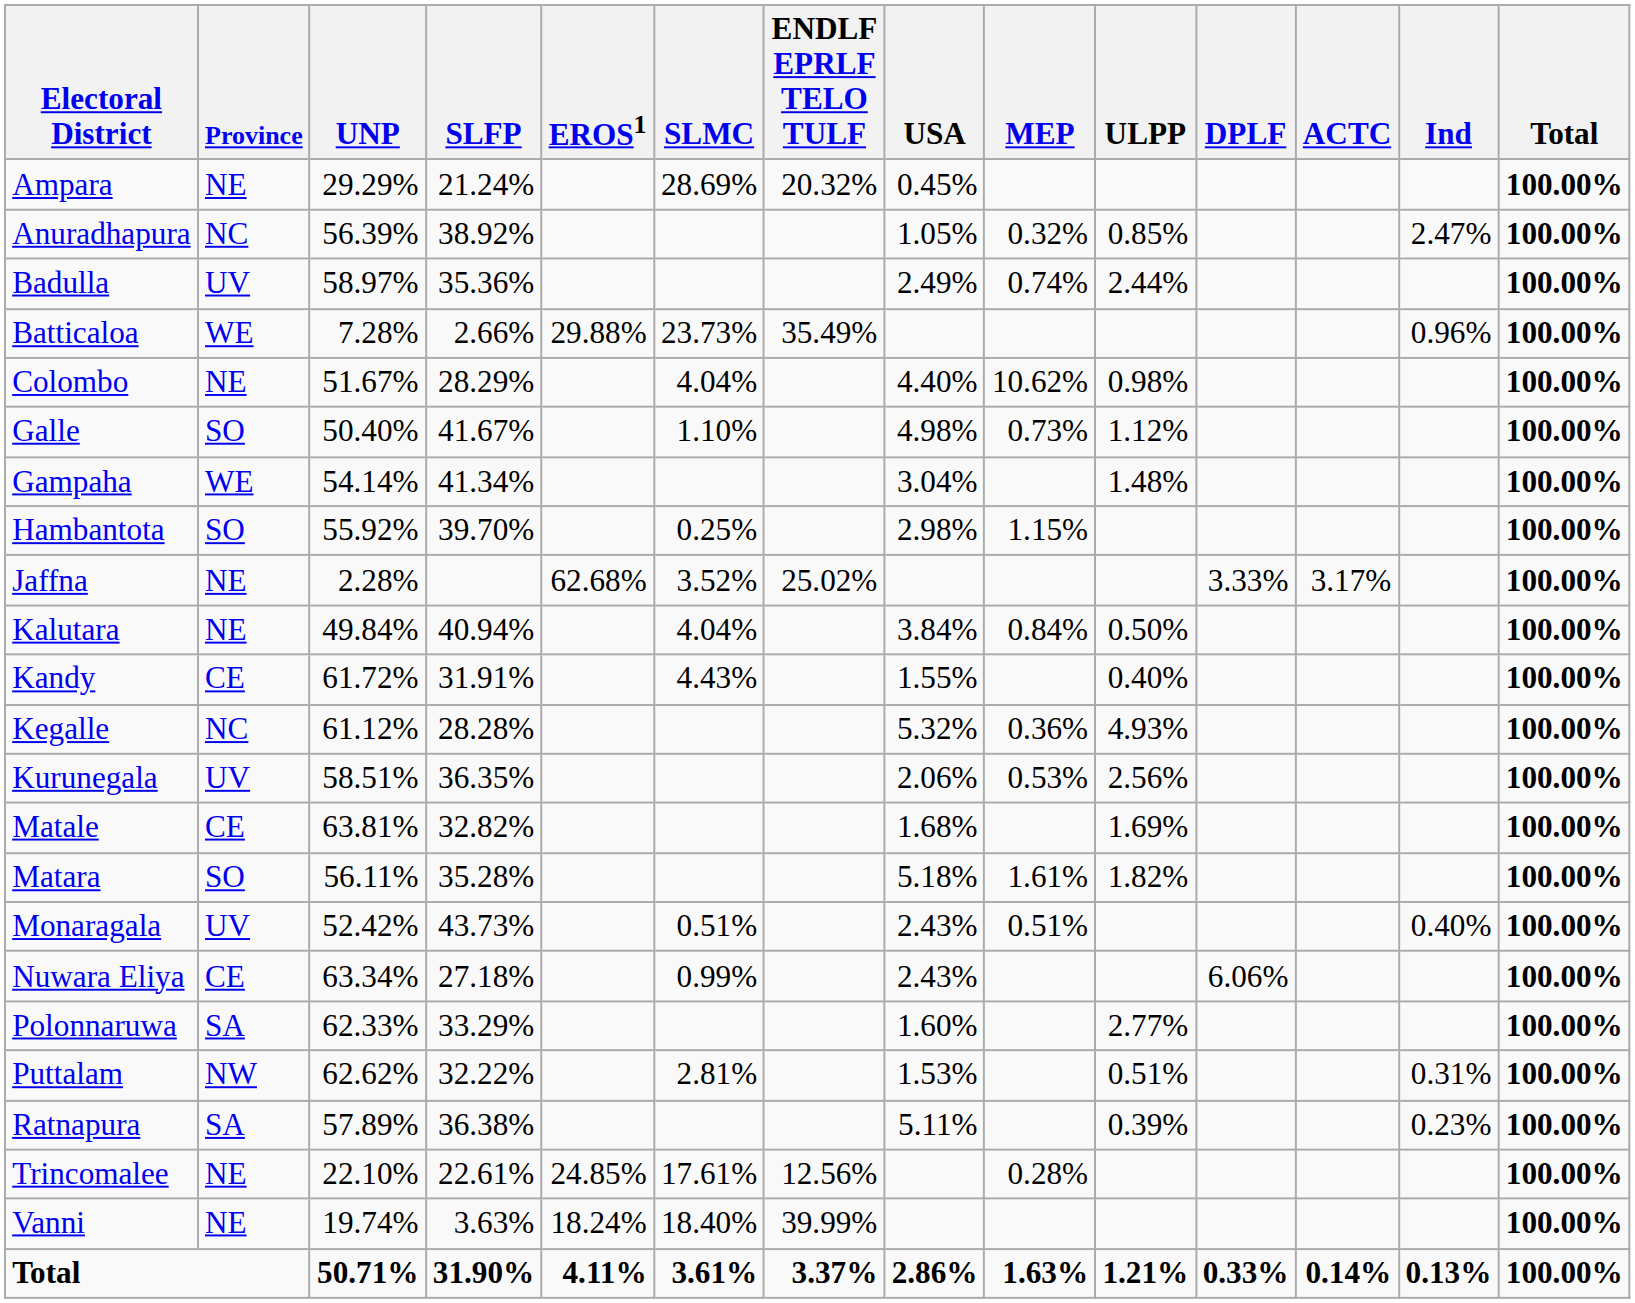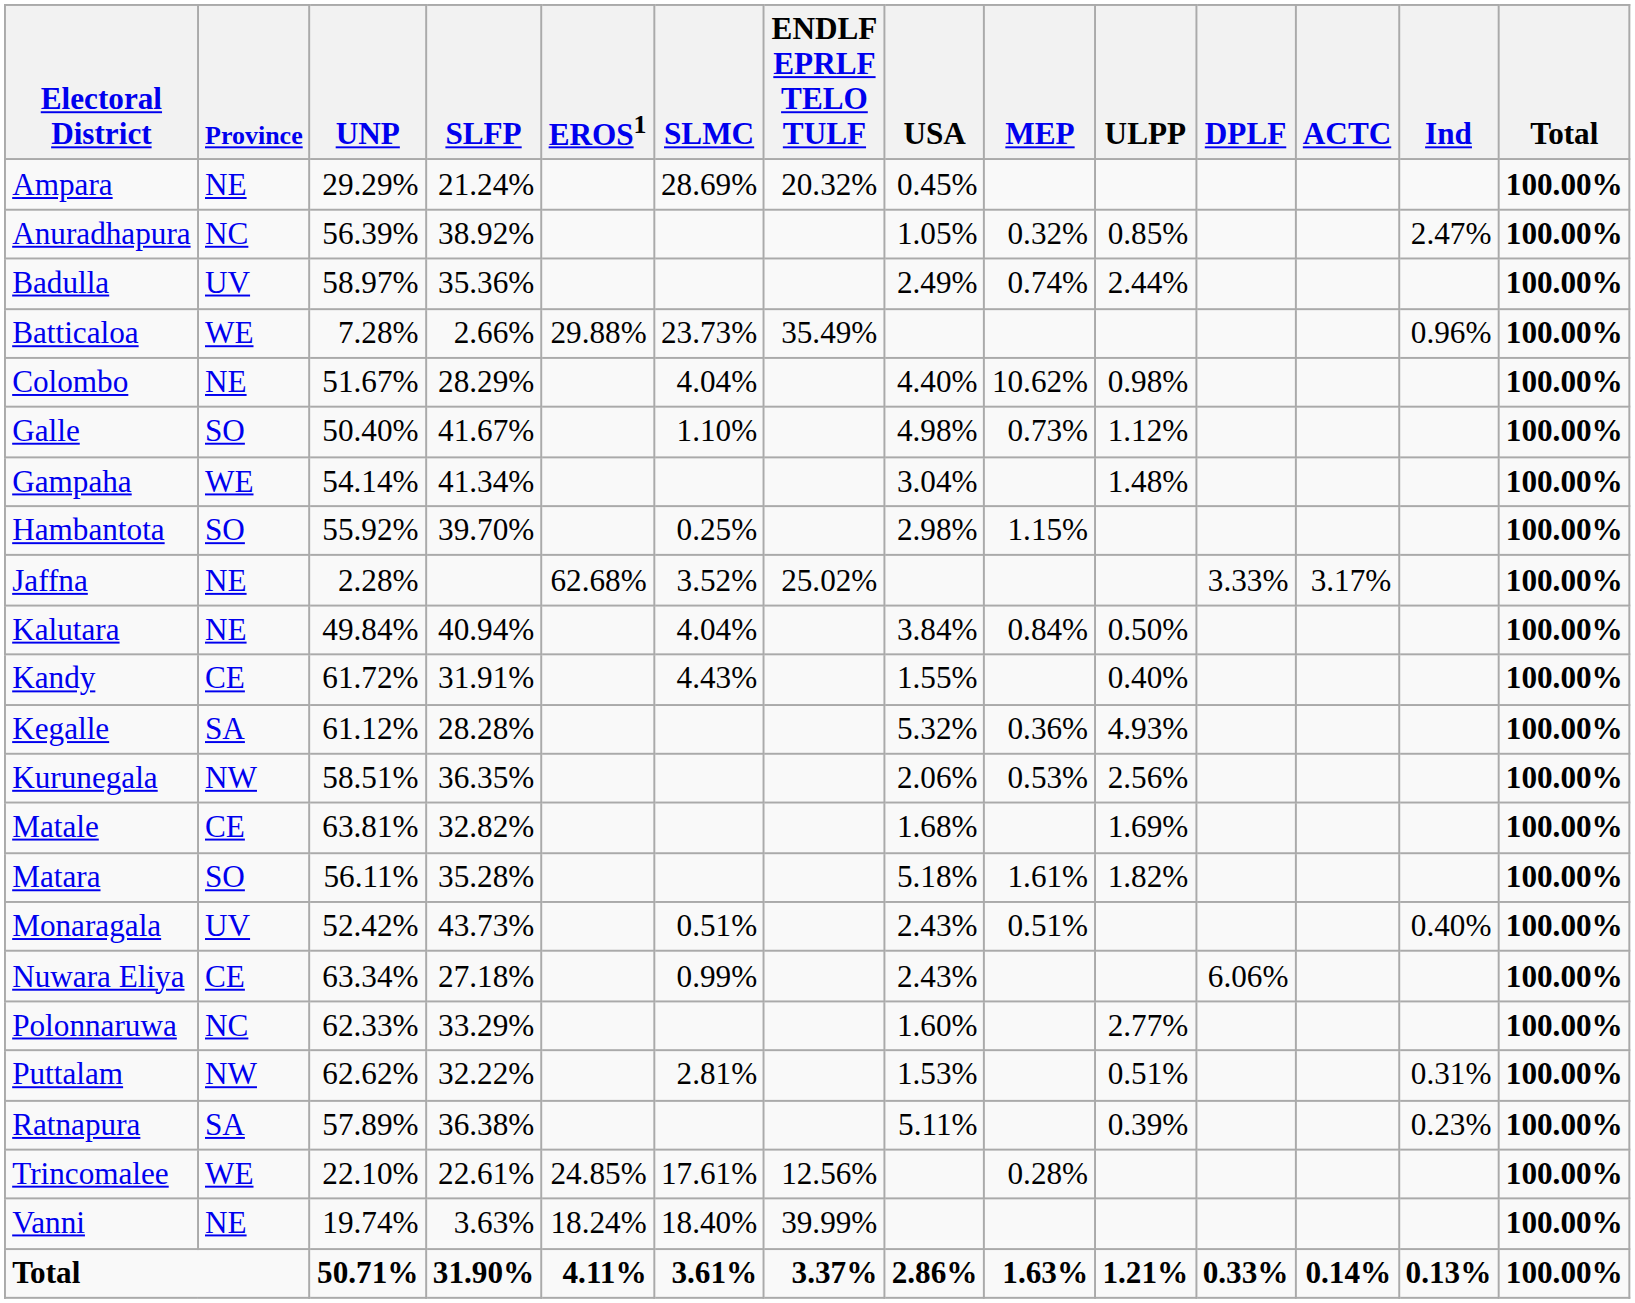(227, 728) NC -> (225, 728) SA
(228, 777) UV -> (231, 777) NW
(225, 1025) SA -> (227, 1025) NC
(226, 1173) NE -> (229, 1173) WE
